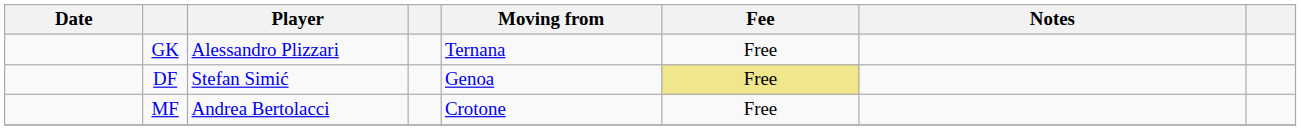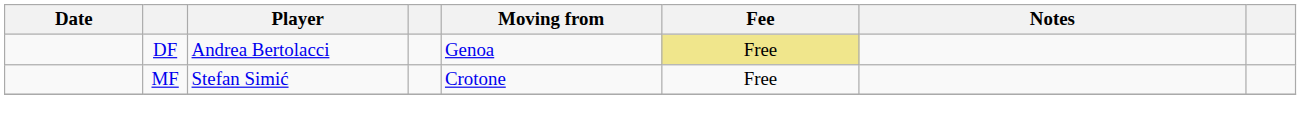- row: (165, 49)
(240, 79) Stefan Simić -> (260, 49) Andrea Bertolacci
(260, 109) Andrea Bertolacci -> (240, 79) Stefan Simić
